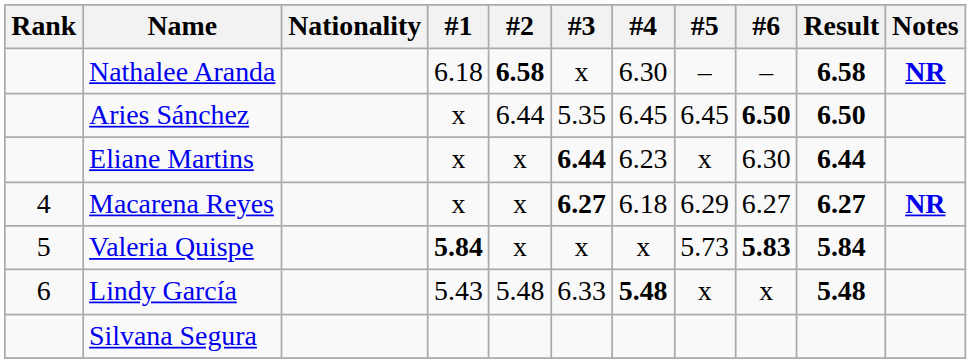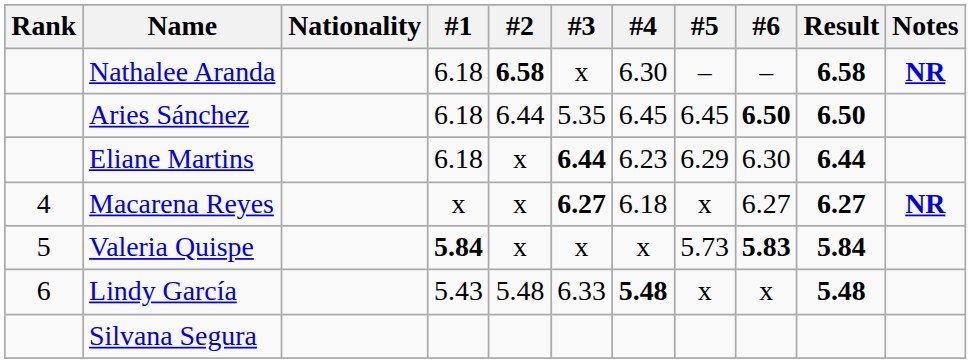(458, 114) x -> (458, 114) 6.18
(458, 159) x -> (458, 159) 6.18
(705, 159) x -> (705, 159) 6.29
(705, 203) 6.29 -> (705, 203) x
